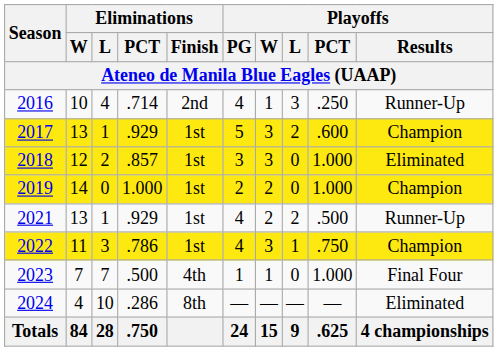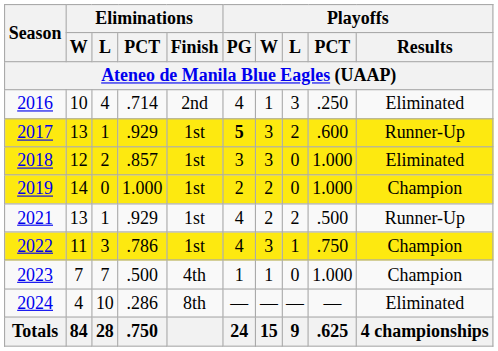(425, 103) Runner-Up -> (425, 103) Eliminated
(239, 132) normal -> (239, 132) bold
(425, 132) Champion -> (425, 132) Runner-Up
(425, 274) Final Four -> (425, 274) Champion
